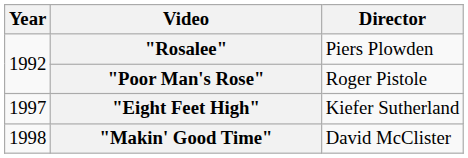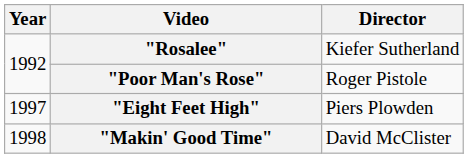(379, 49) Piers Plowden -> (392, 49) Kiefer Sutherland
(392, 108) Kiefer Sutherland -> (379, 108) Piers Plowden
